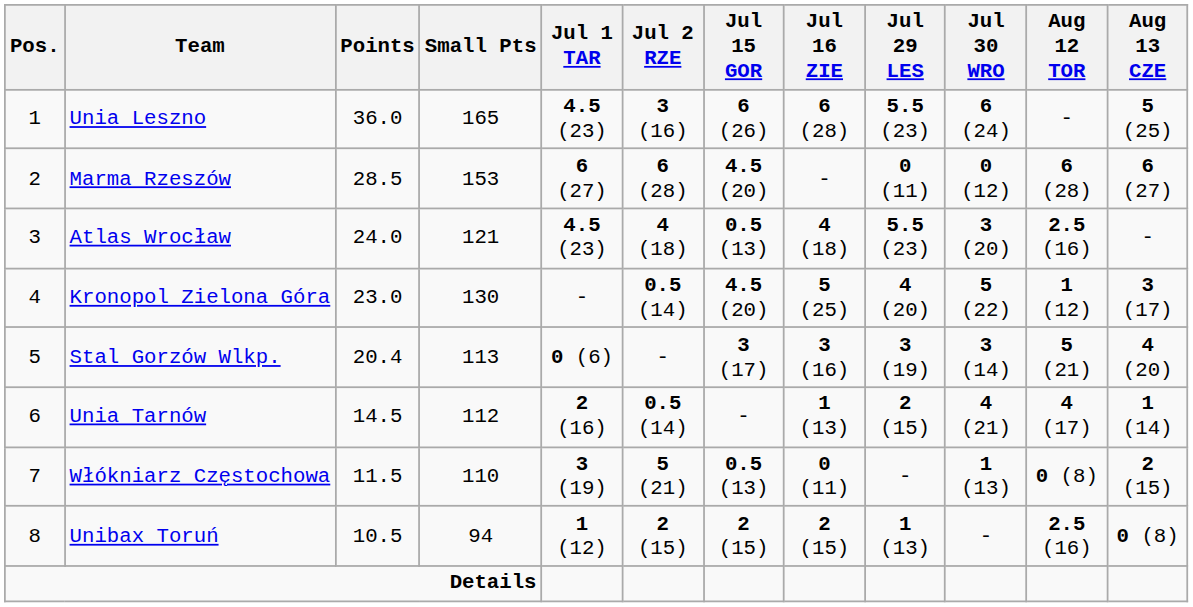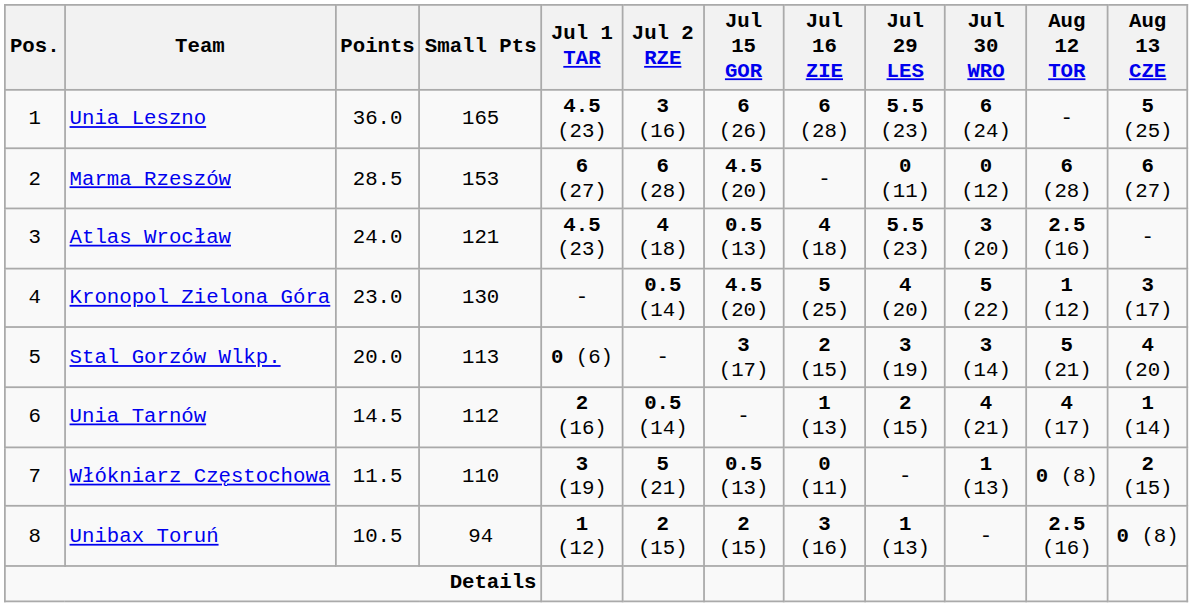(378, 357) 20.4 -> (378, 357) 20.0
(824, 357) 3 (16) -> (824, 357) 2 (15)
(824, 536) 2 (15) -> (824, 536) 3 (16)
